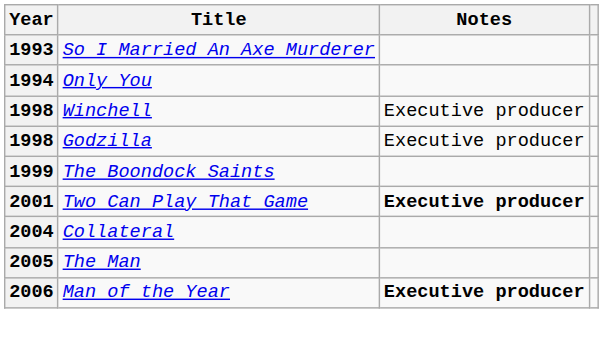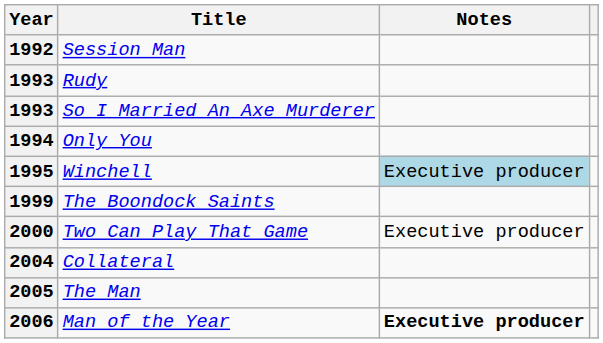+ row: (124, 50)
+ row: (85, 80)
(31, 111) 1998 -> (31, 171) 1995
(484, 111) no background -> (484, 171) lightblue background
- row: (107, 141)
(31, 202) 2001 -> (31, 232) 2000
(484, 202) bold -> (484, 232) normal
